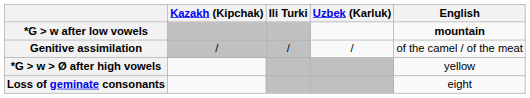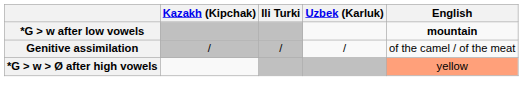(460, 66) no background -> (452, 66) lightsalmon background
- row: (86, 84)
